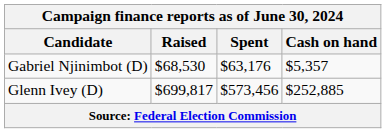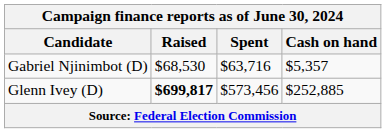(245, 66) $63,176 -> (245, 66) $63,716
(184, 90) normal -> (184, 90) bold
